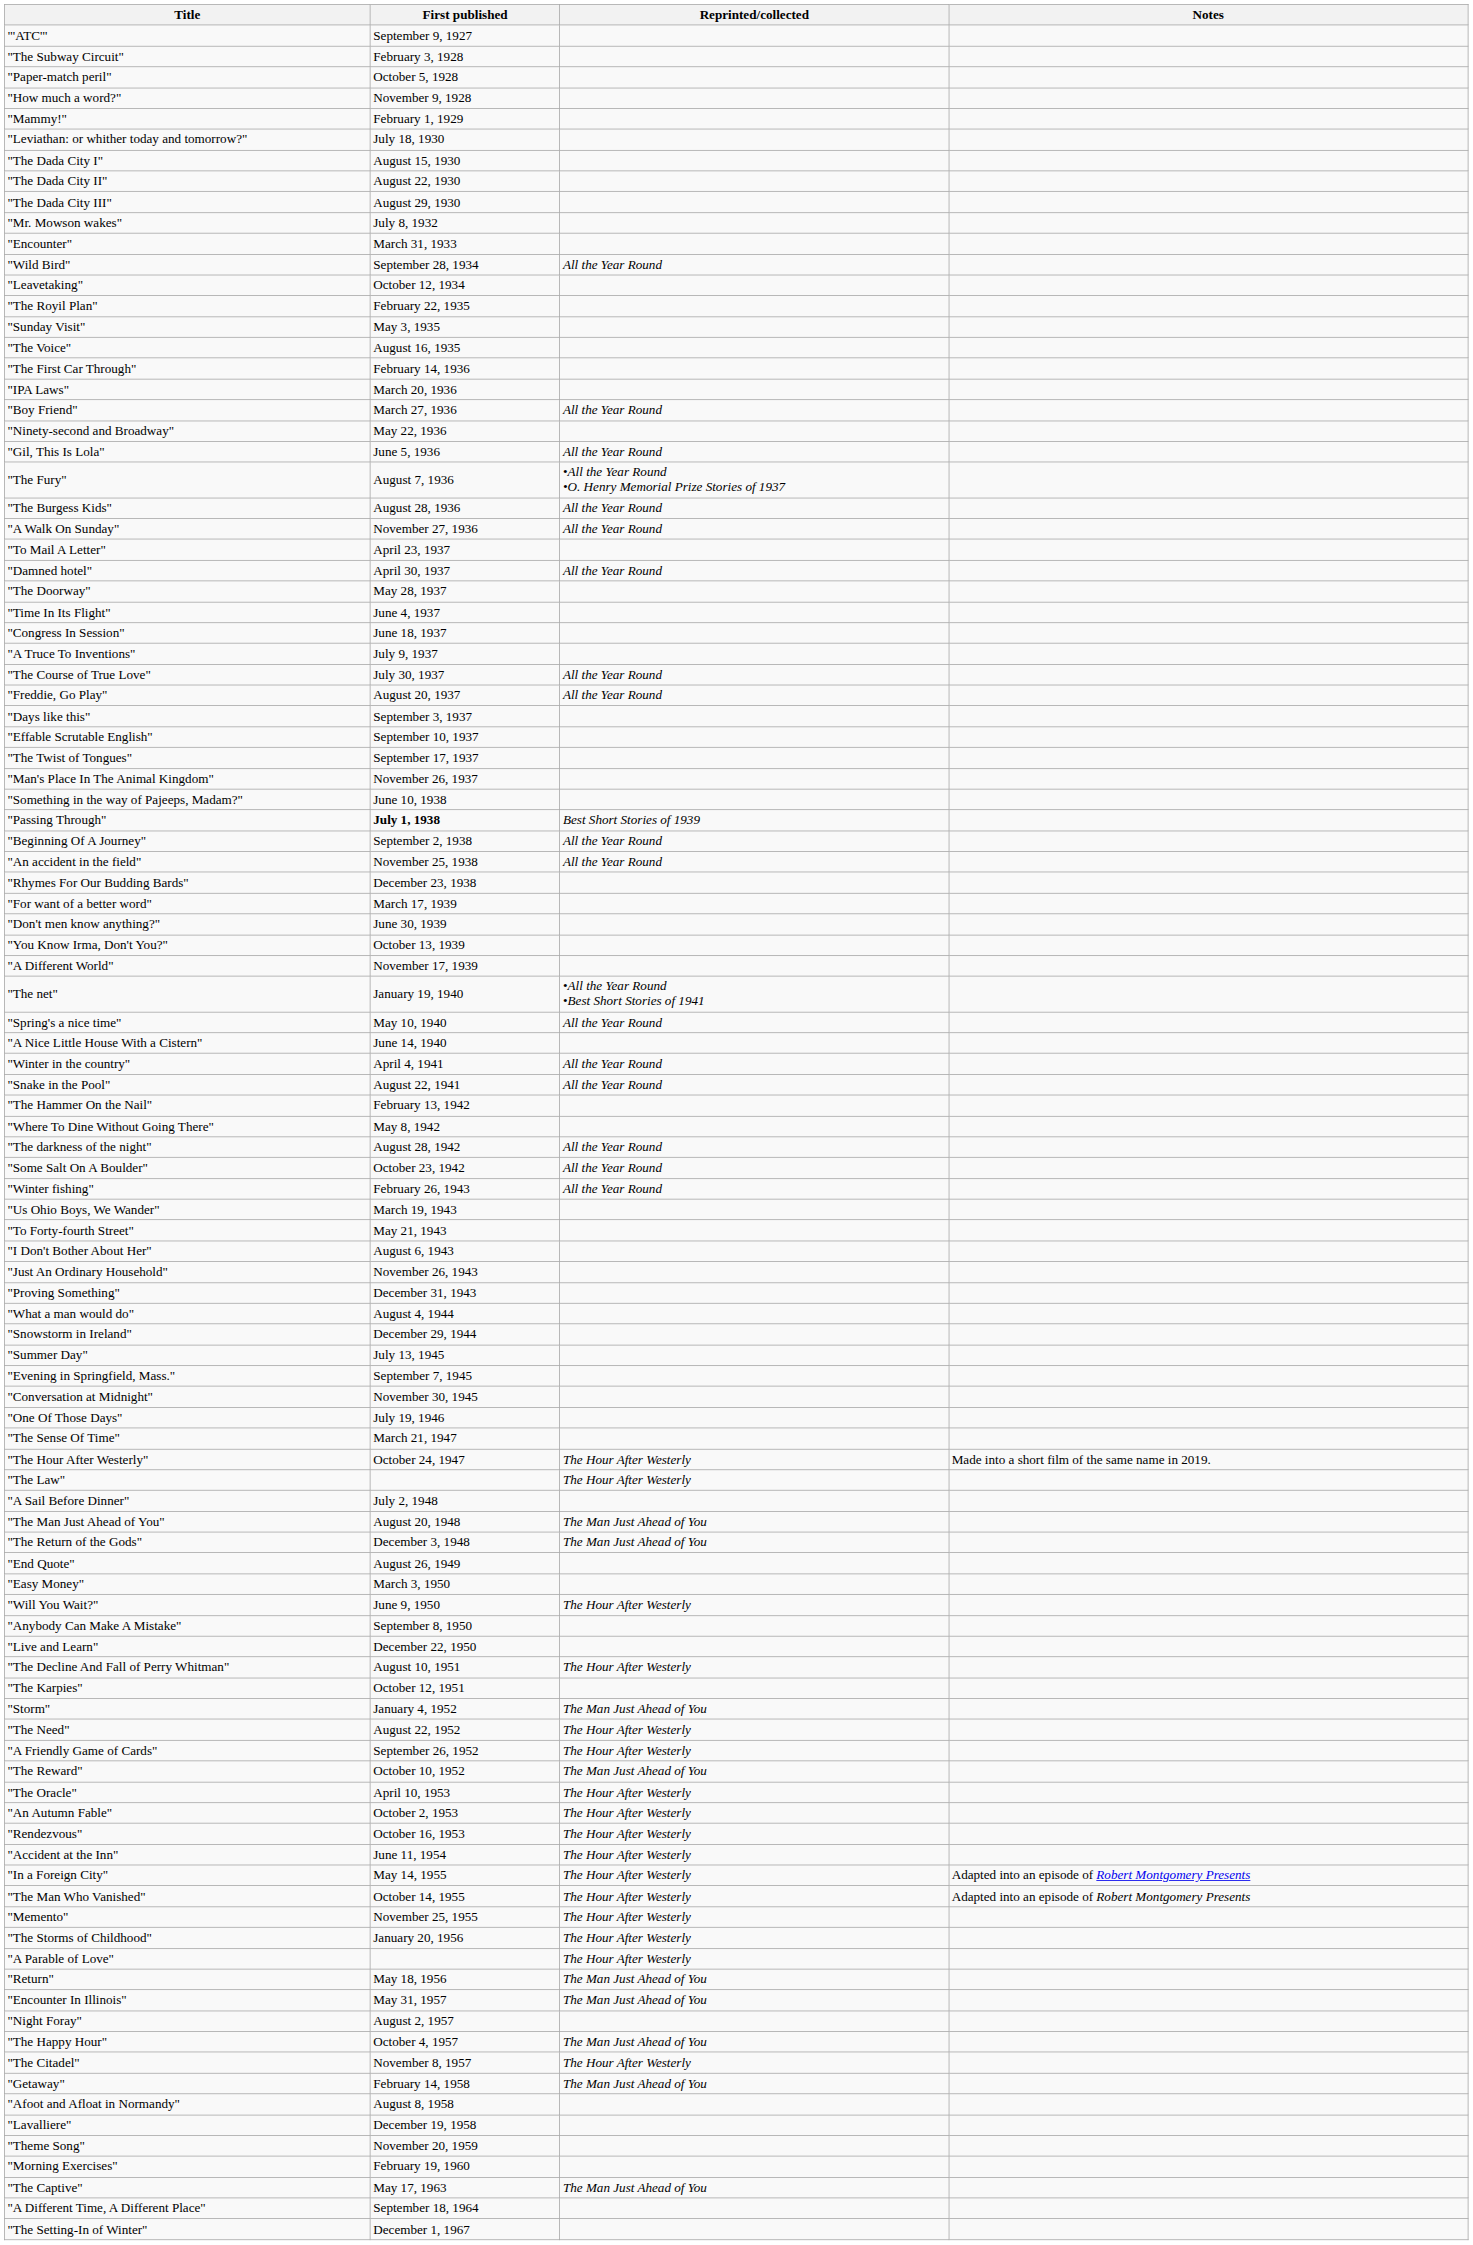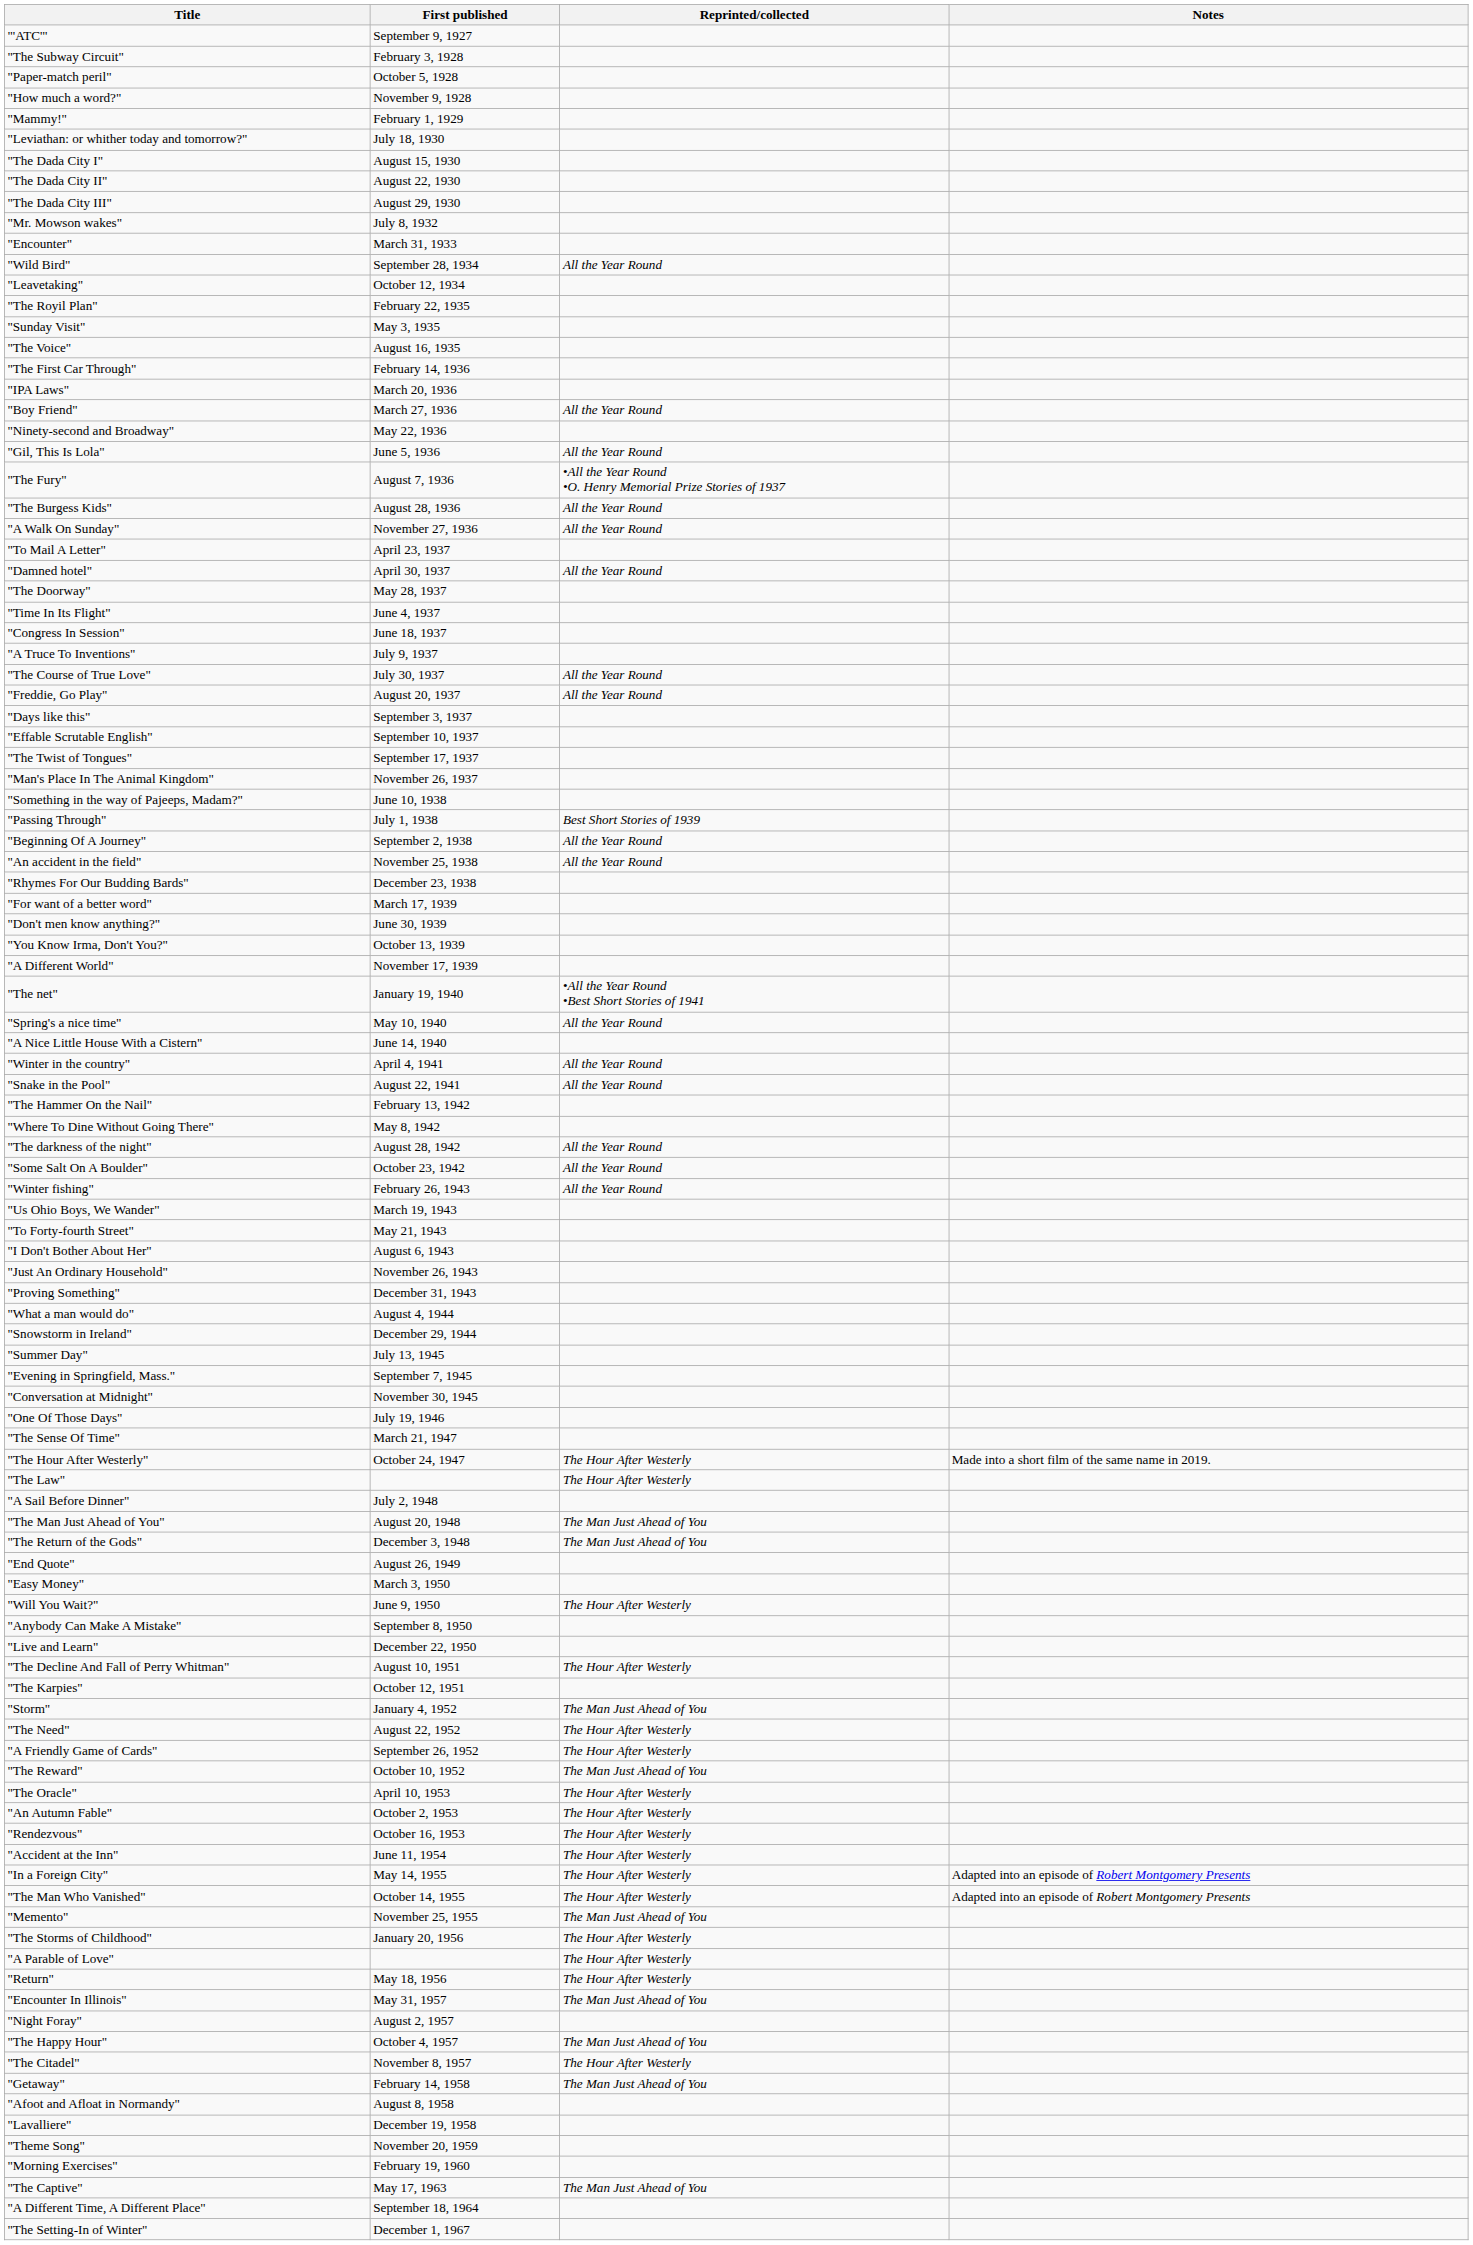(407, 820) bold -> (406, 820) normal
(627, 1917) The Hour After Westerly -> (635, 1917) The Man Just Ahead of You
(635, 1979) The Man Just Ahead of You -> (627, 1979) The Hour After Westerly
